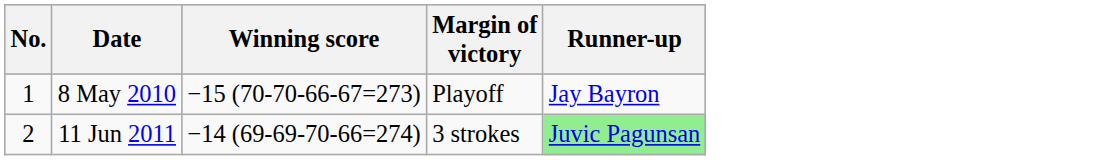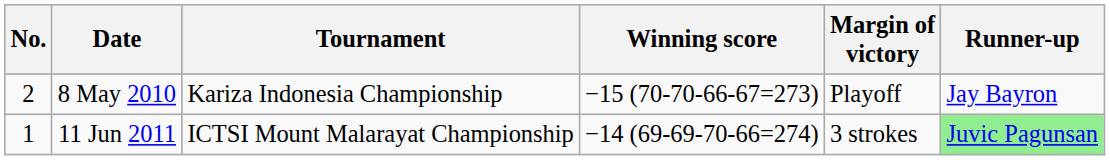+ column: (381, 39)
(28, 94) 1 -> (28, 94) 2
(28, 134) 2 -> (28, 134) 1
